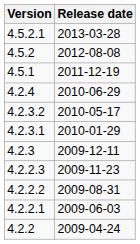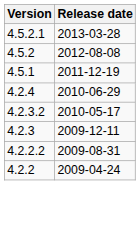- row: (26, 131)
- row: (26, 170)
- row: (26, 209)
